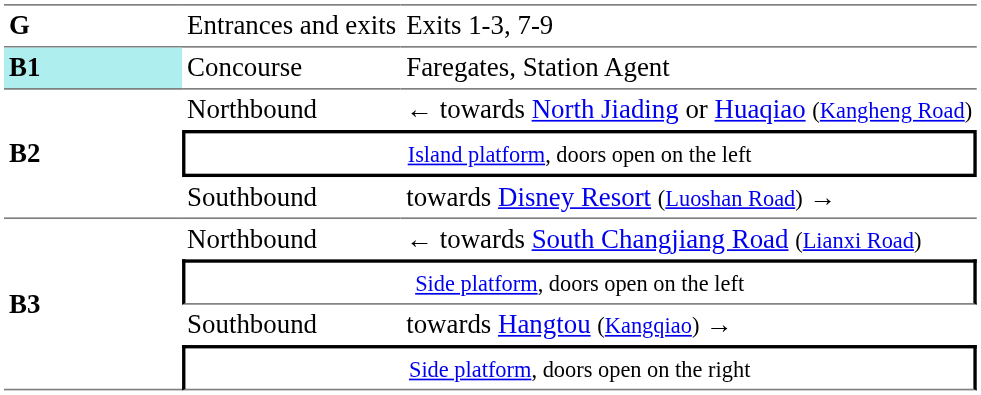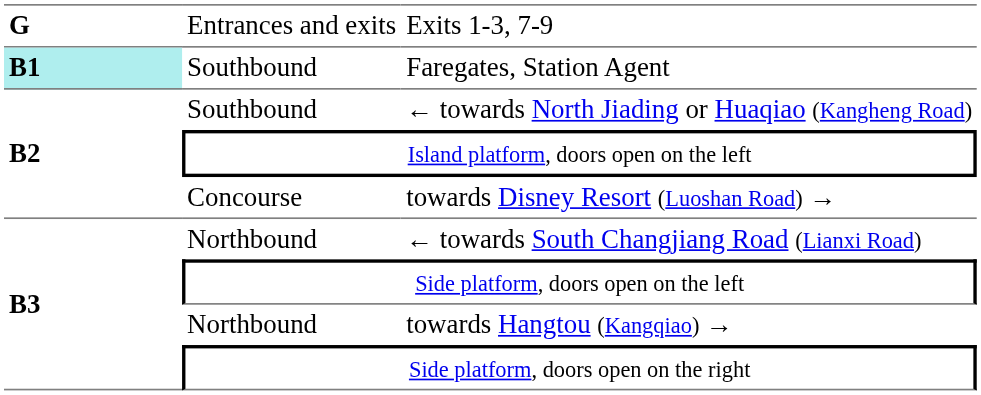(245, 67) Concourse -> (252, 67) Southbound
(252, 109) Northbound -> (252, 109) Southbound
(252, 196) Southbound -> (245, 196) Concourse
(252, 324) Southbound -> (252, 324) Northbound
